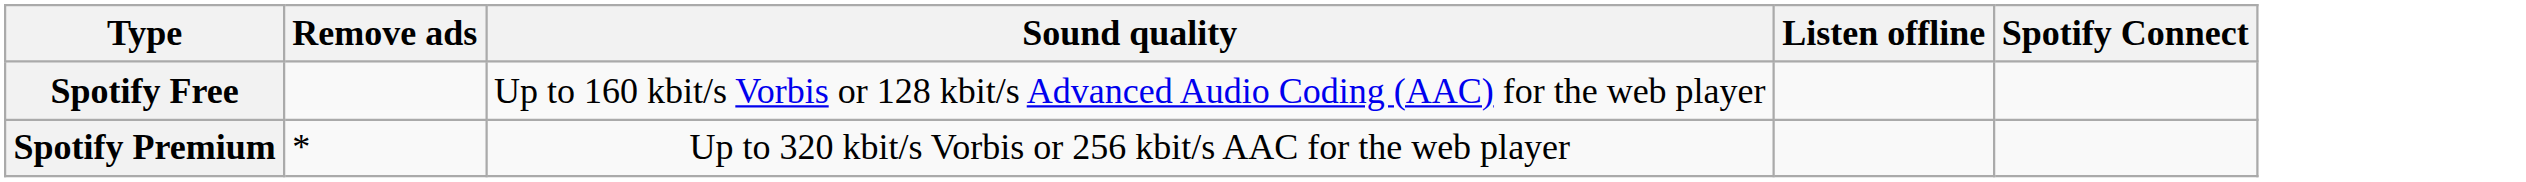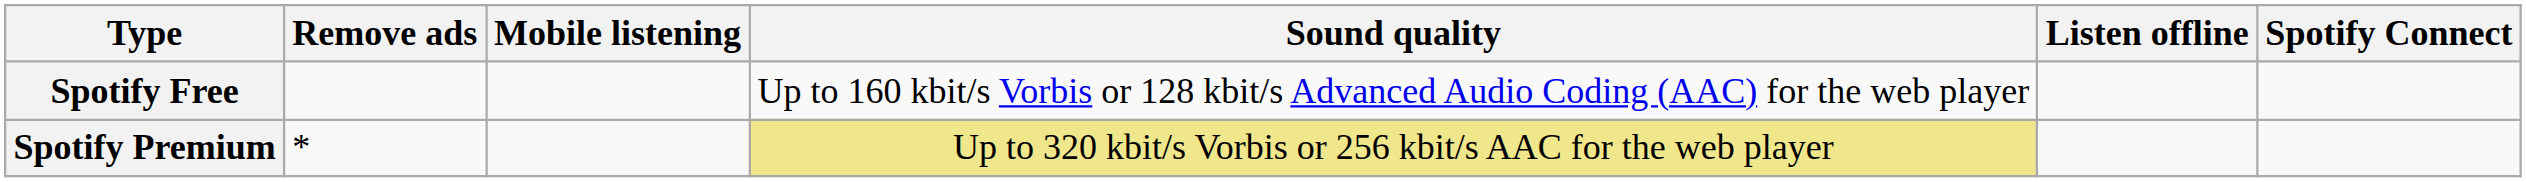+ column: (617, 33)
(1130, 147) no background -> (1393, 147) khaki background
